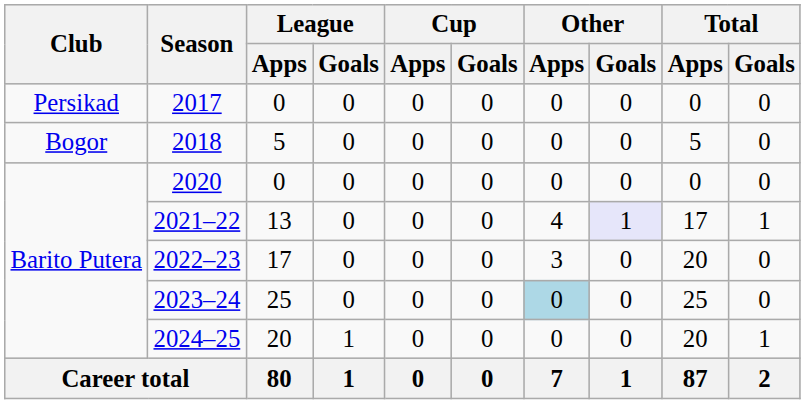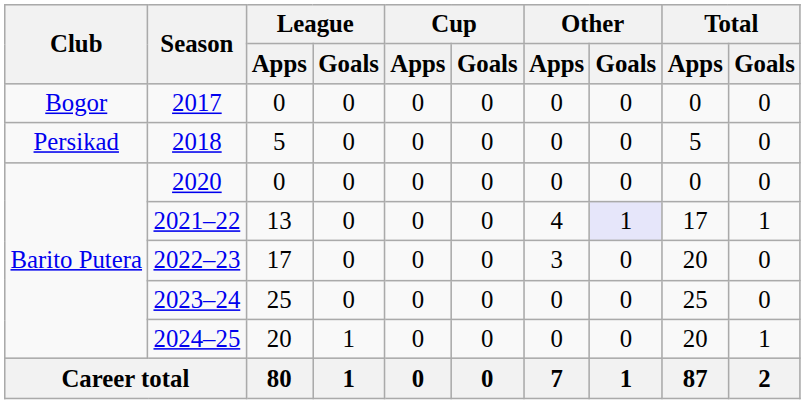(76, 102) Persikad -> (76, 102) Bogor
(76, 142) Bogor -> (76, 142) Persikad
(557, 299) lightblue background -> (557, 299) no background
